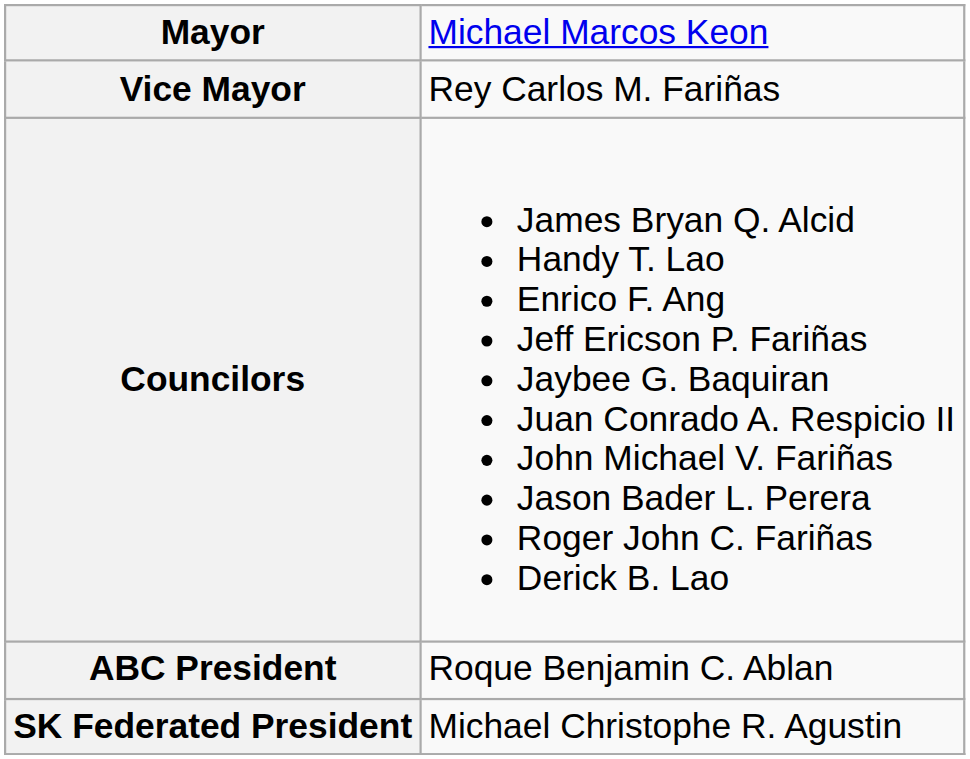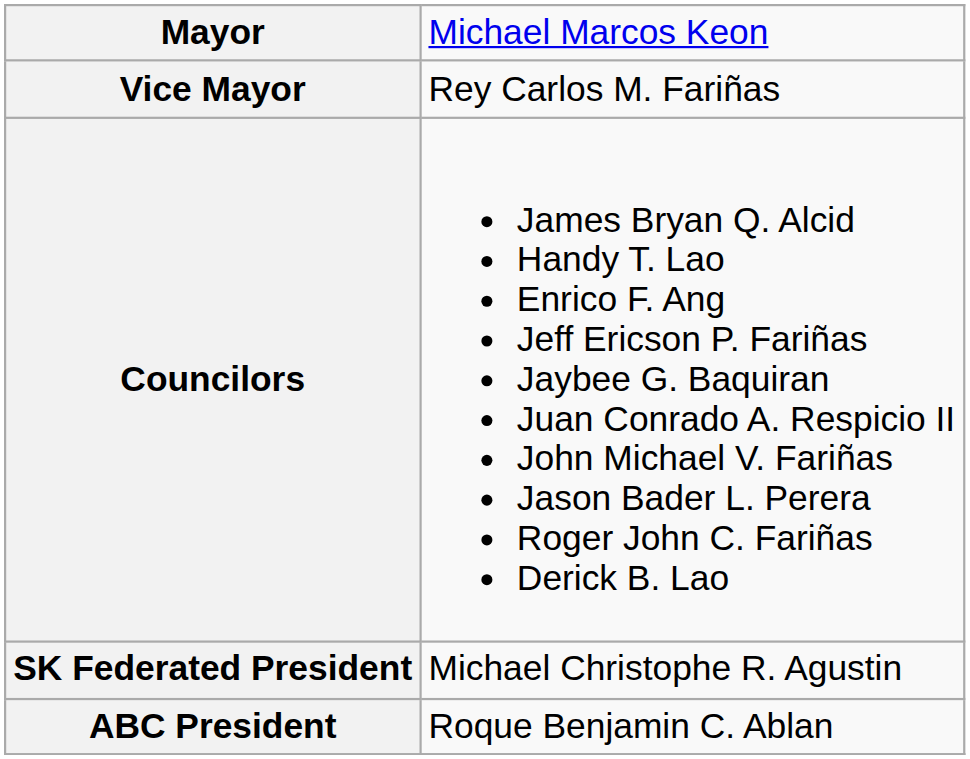rows swapped: (213, 669) <-> (213, 725)
